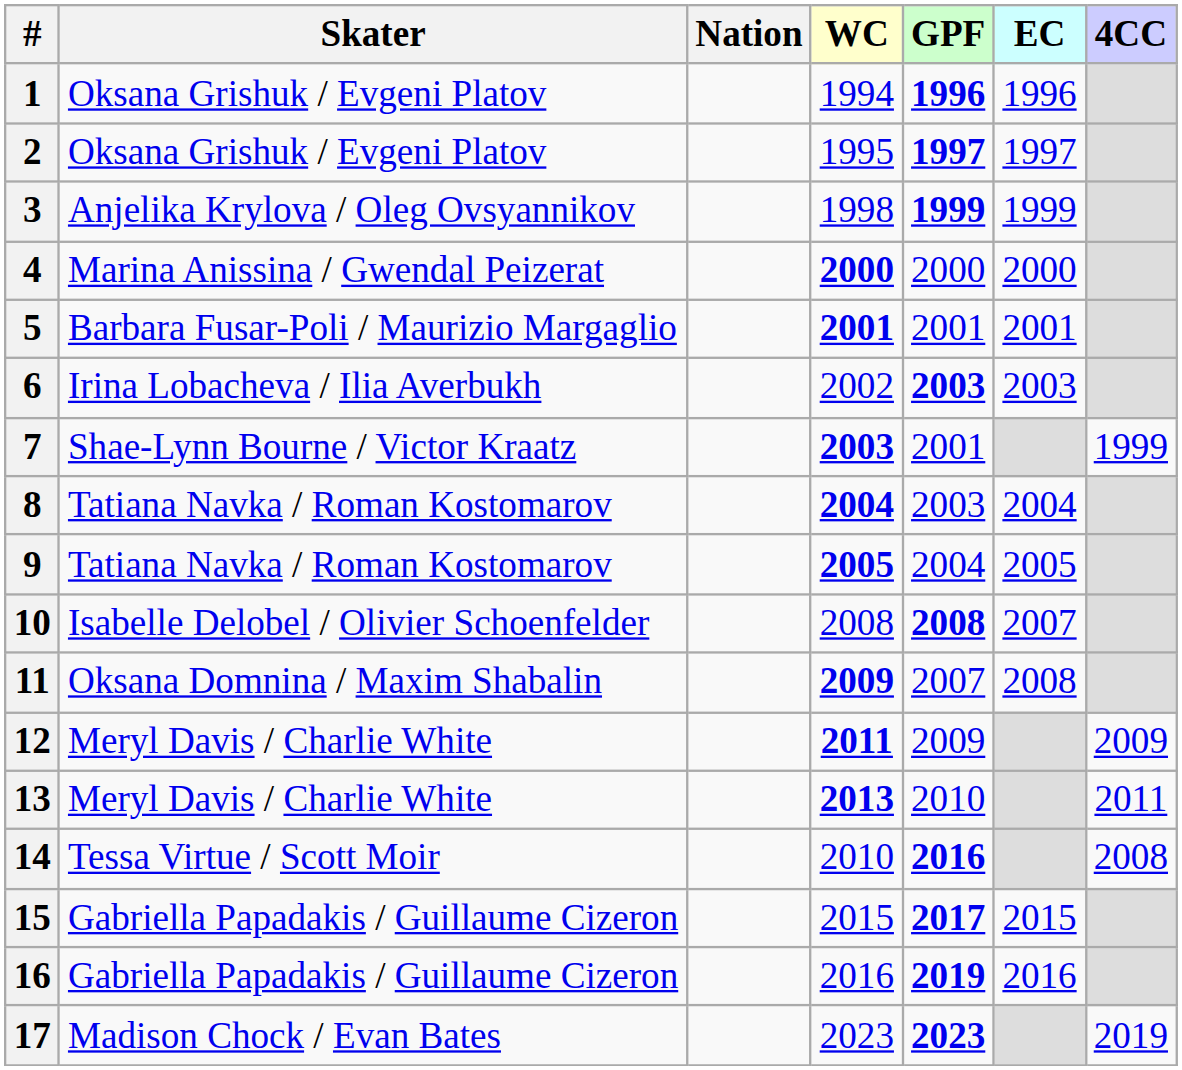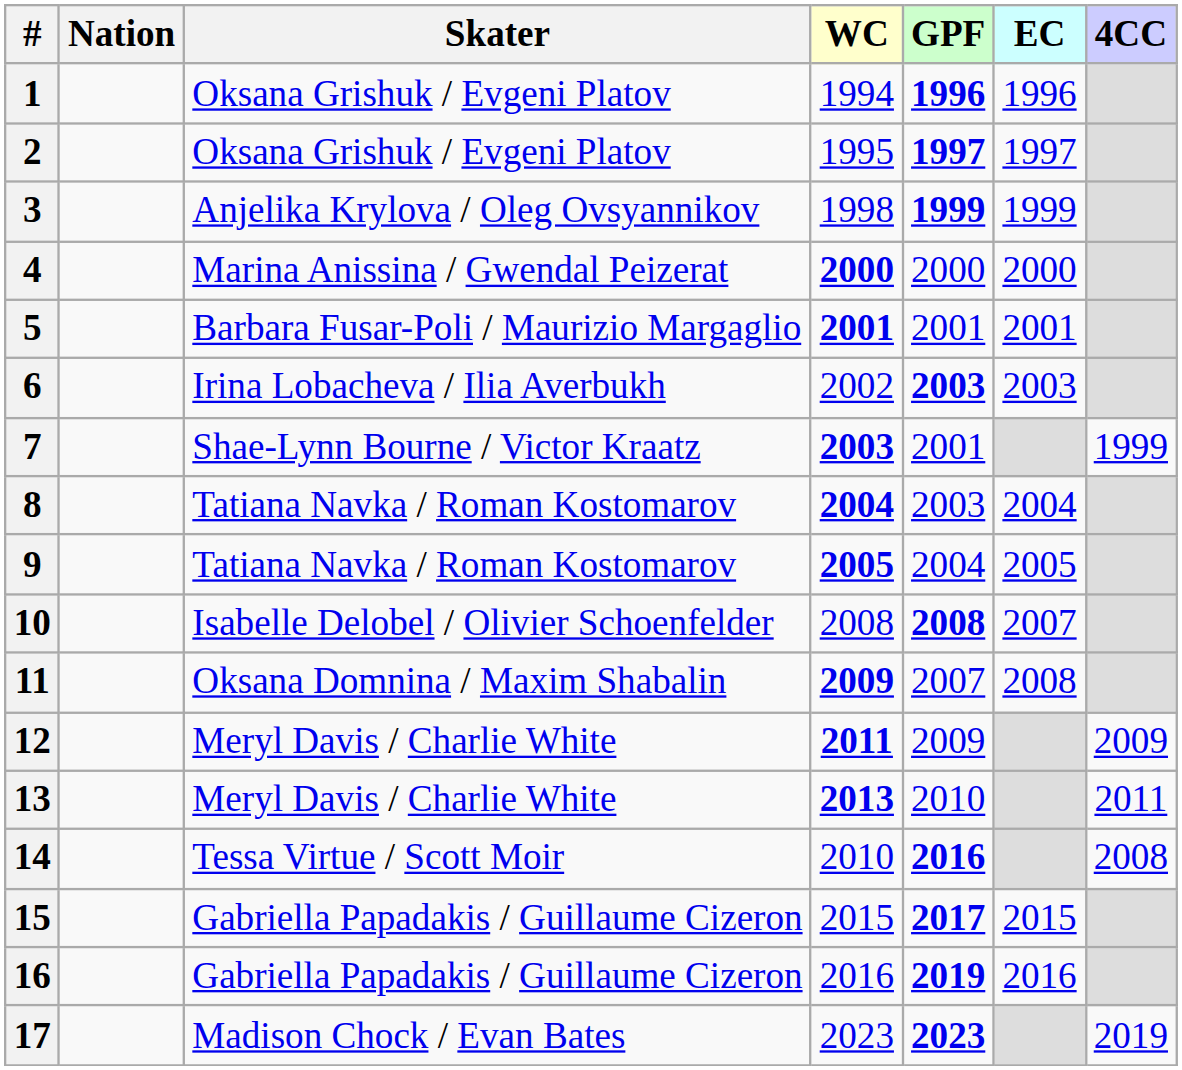columns swapped: (373, 33) <-> (749, 33)
